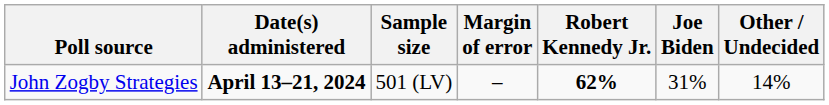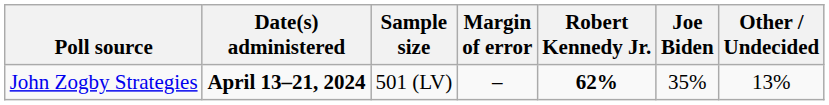(687, 81) 31% -> (687, 81) 35%
(771, 81) 14% -> (771, 81) 13%
